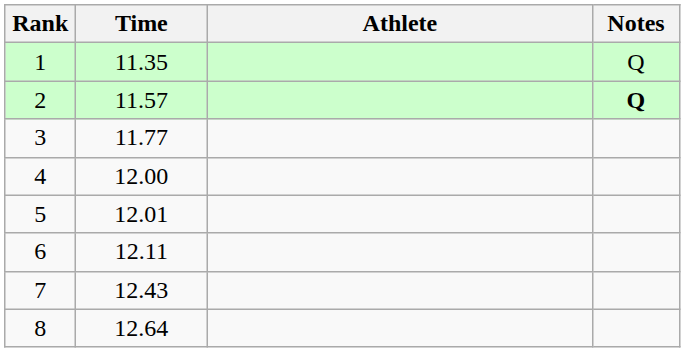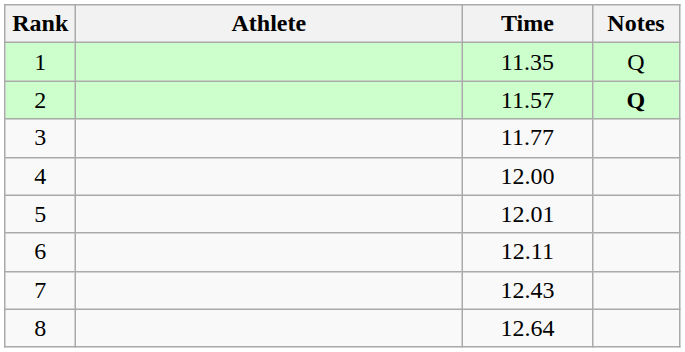columns swapped: (400, 23) <-> (141, 23)
